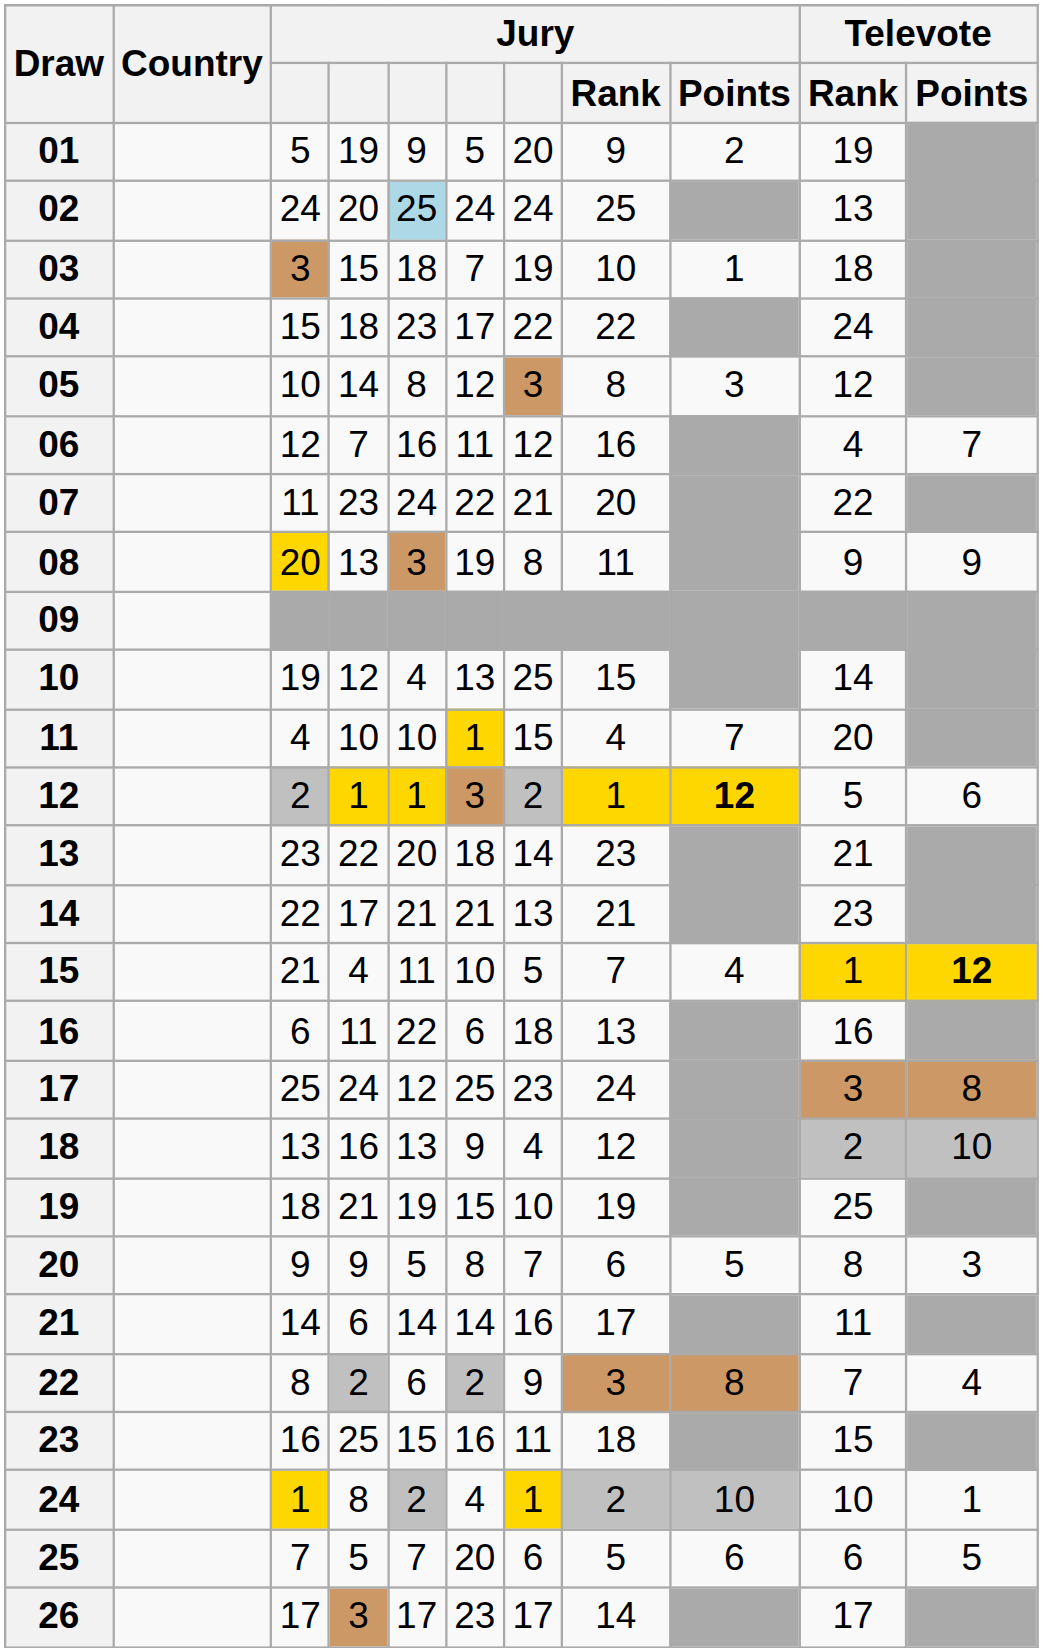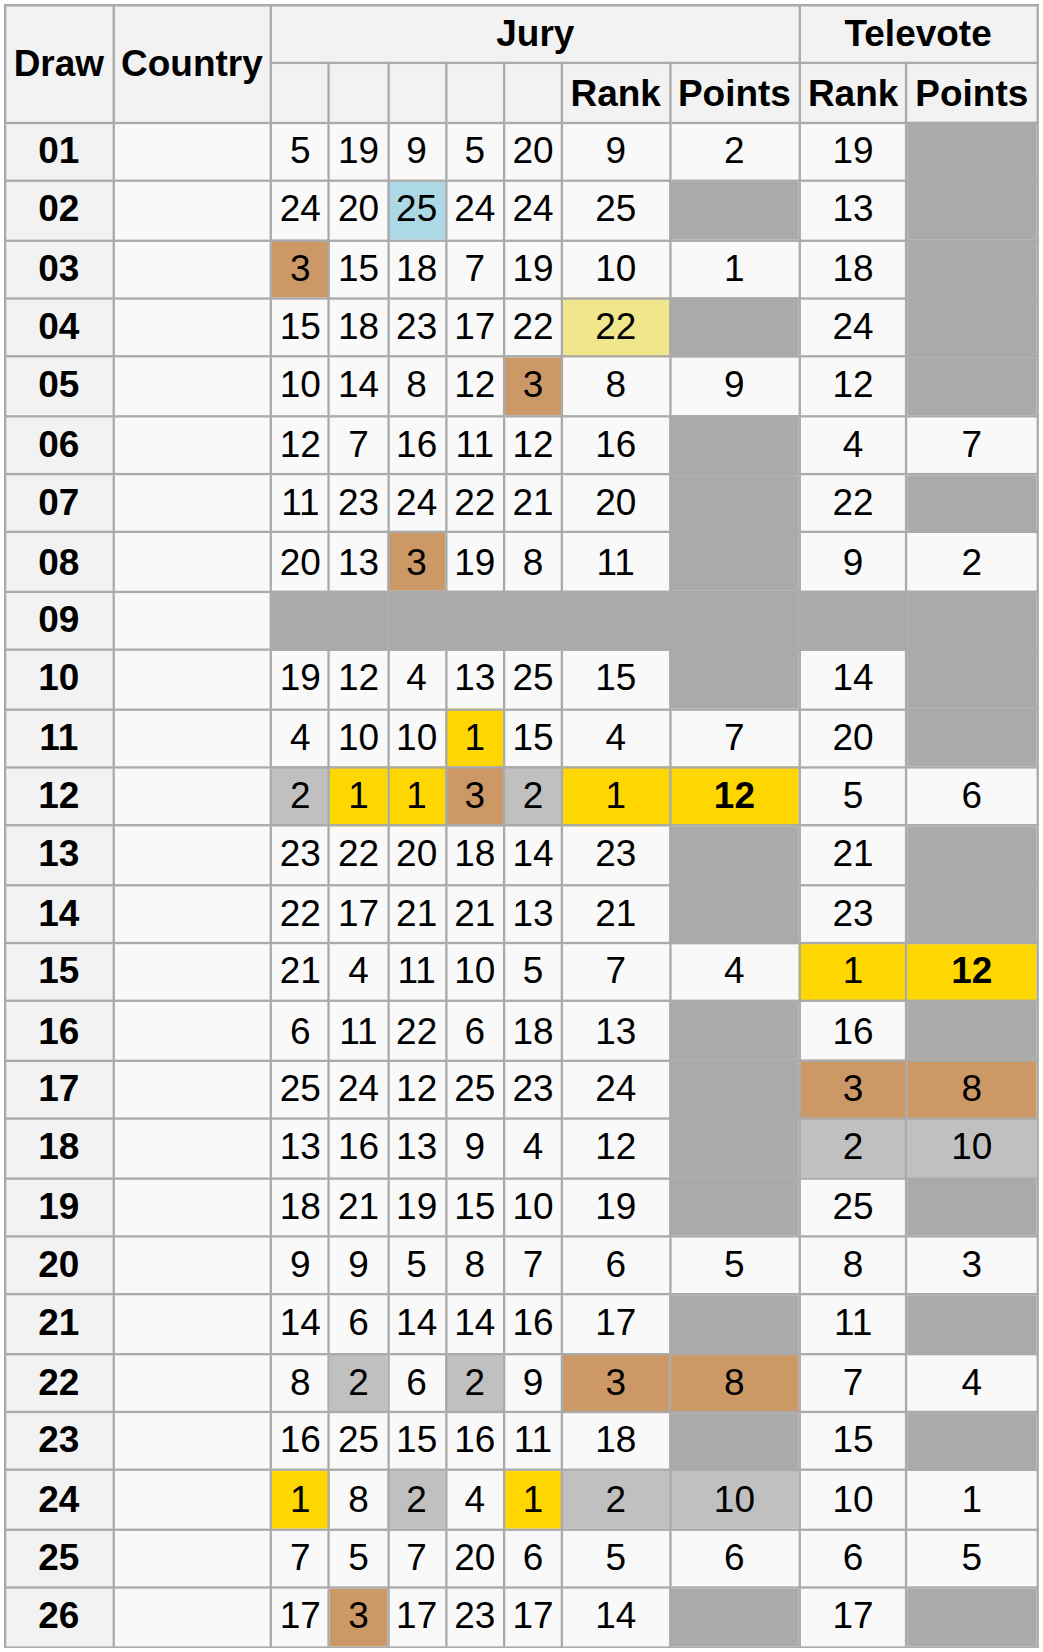(616, 326) no background -> (616, 326) khaki background
(734, 385) 3 -> (734, 385) 9
(300, 561) gold background -> (300, 561) no background
(972, 561) 9 -> (972, 561) 2
